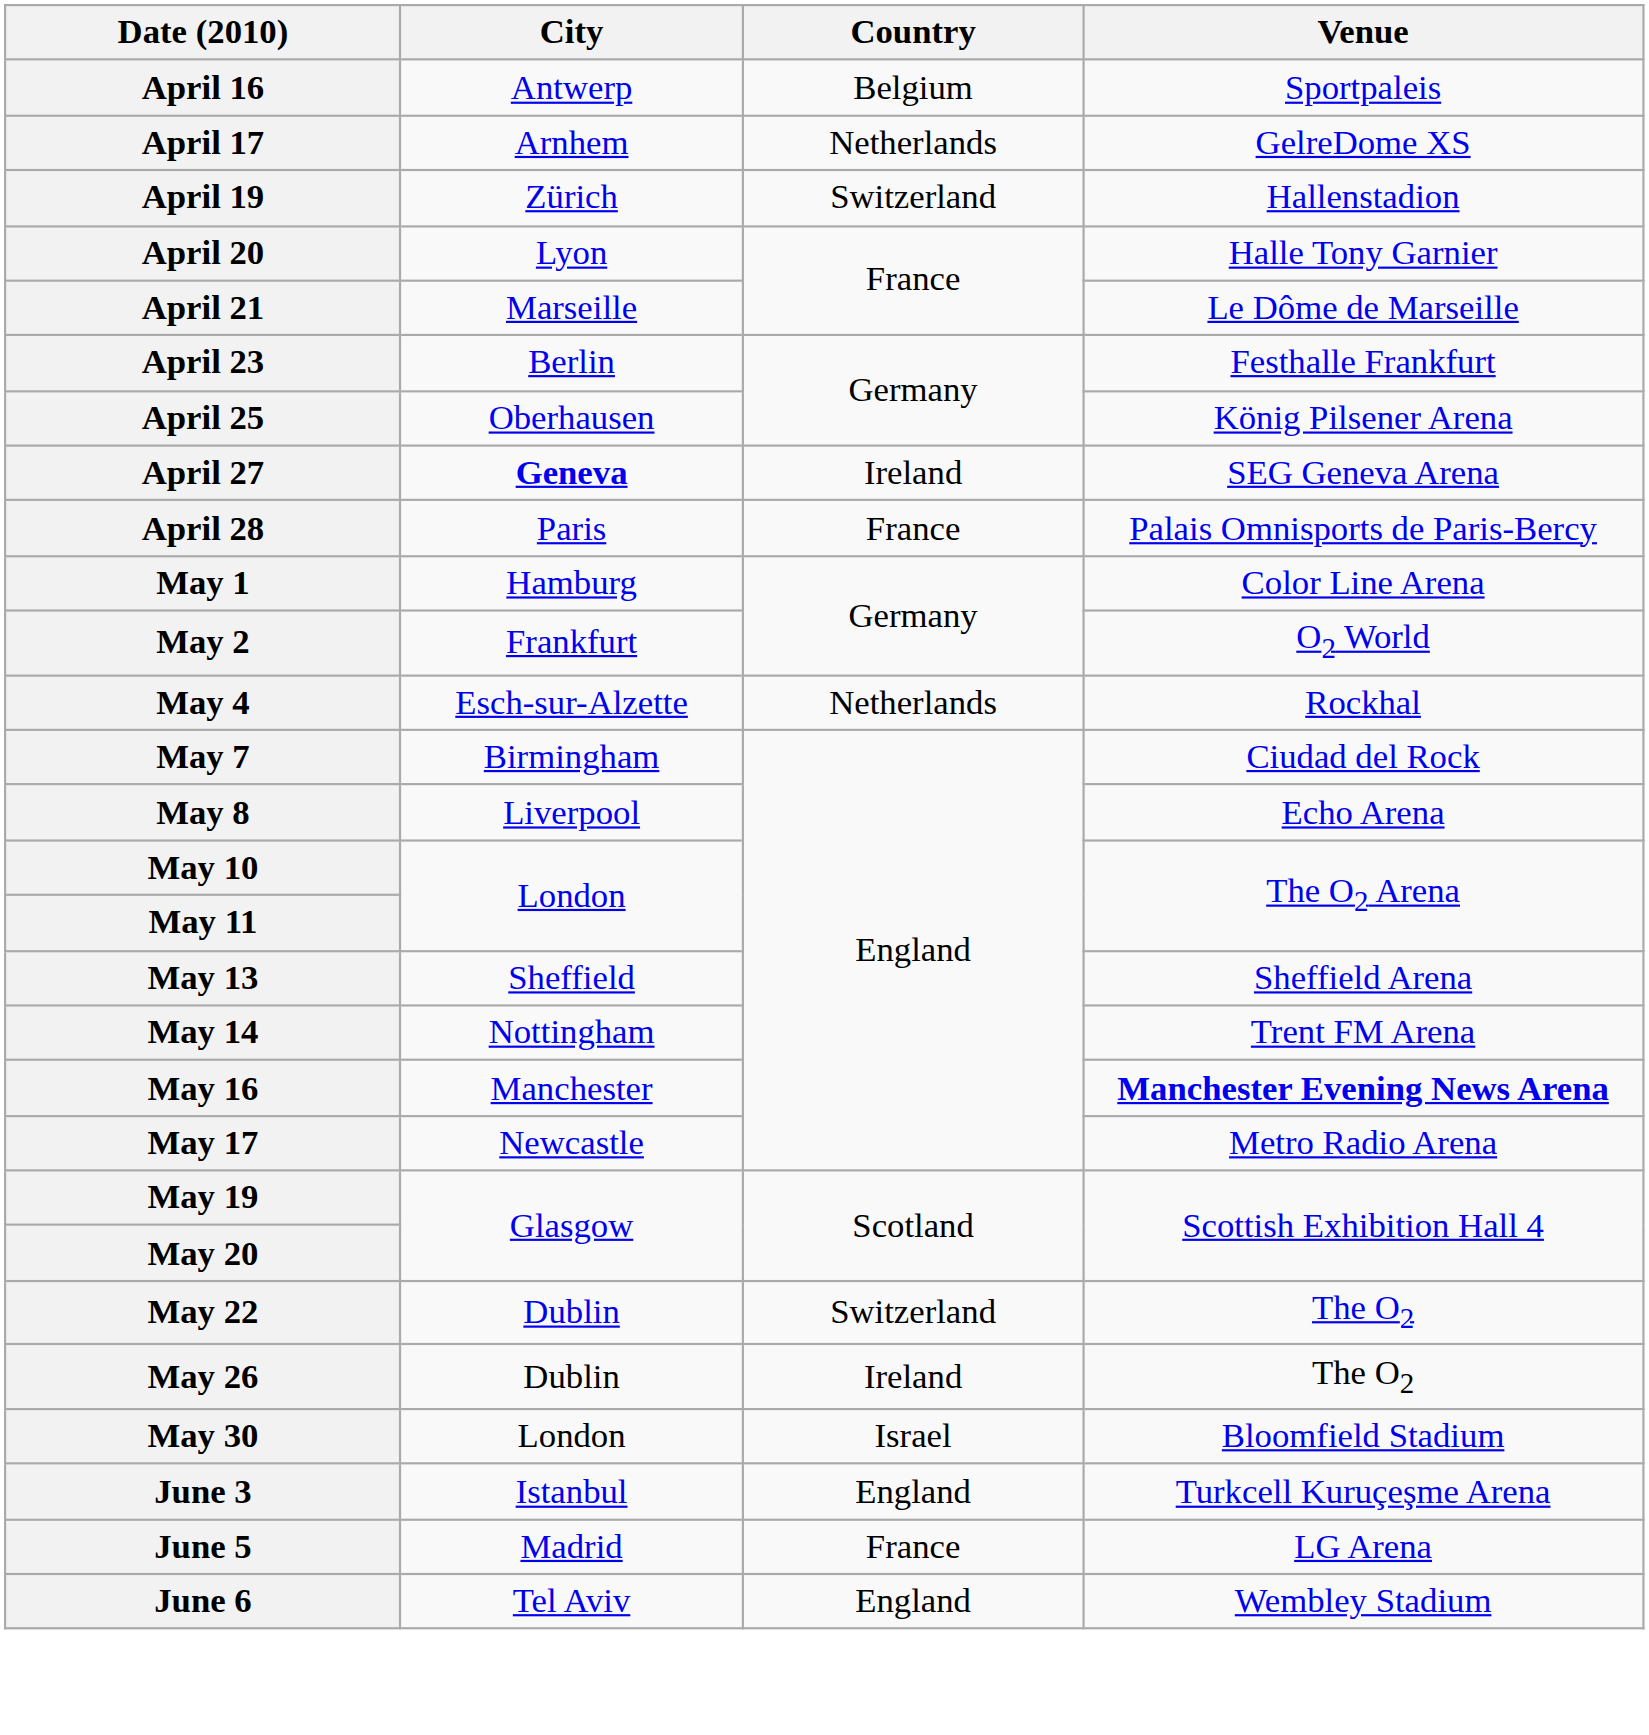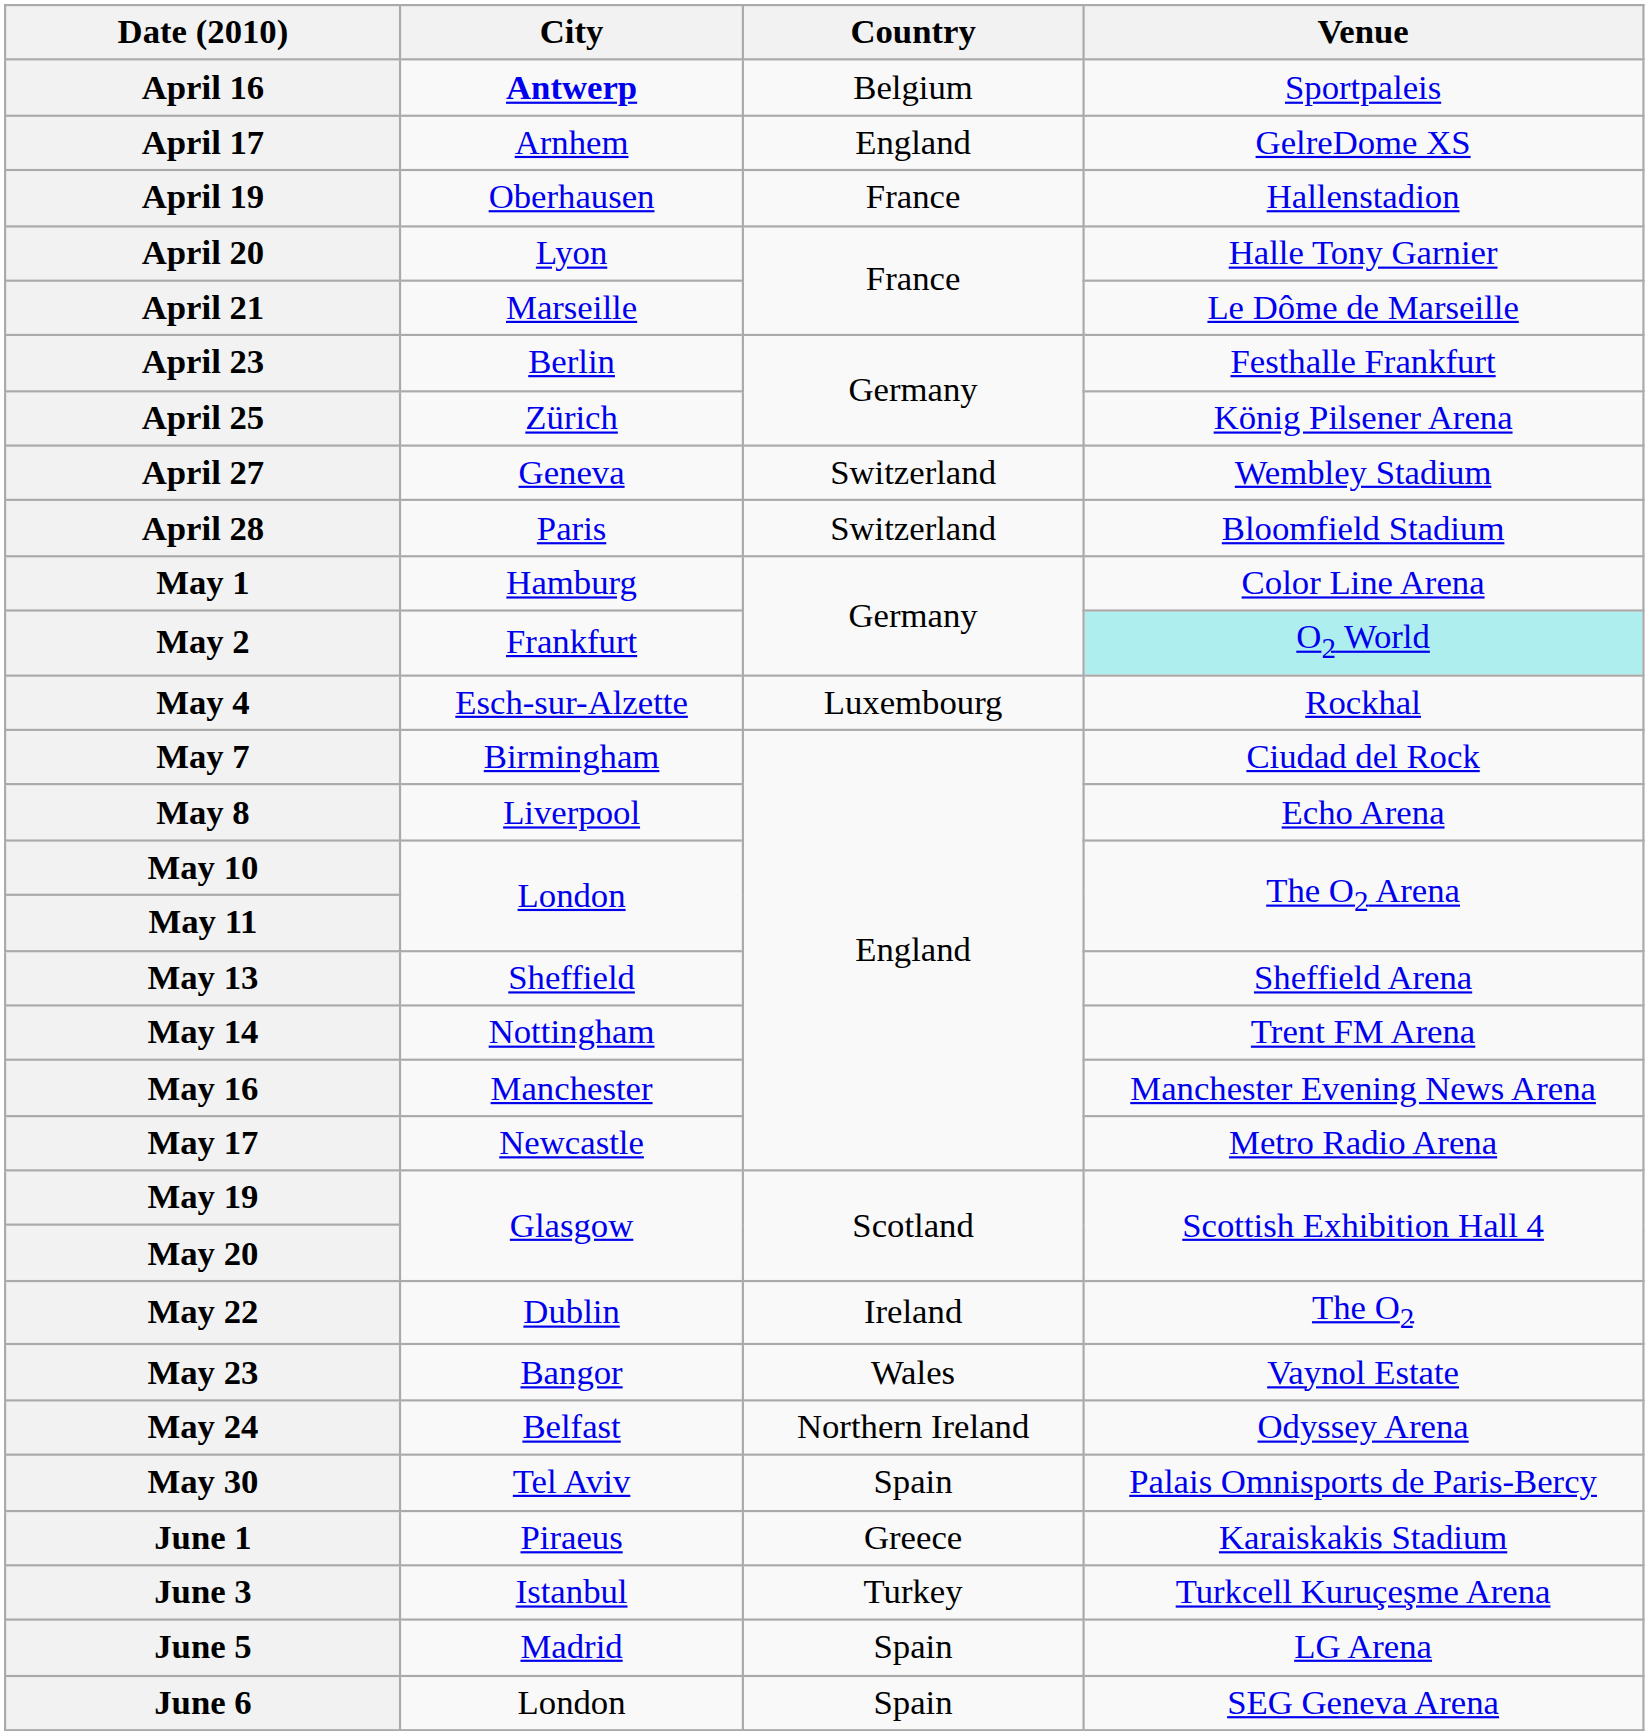(572, 87) normal -> (572, 87) bold
(913, 142) Netherlands -> (913, 142) England
(572, 197) Zürich -> (572, 197) Oberhausen
(913, 197) Switzerland -> (913, 197) France
(572, 417) Oberhausen -> (572, 417) Zürich
(572, 472) bold -> (572, 472) normal
(913, 472) Ireland -> (913, 472) Switzerland
(1363, 472) SEG Geneva Arena -> (1363, 472) Wembley Stadium
(913, 527) France -> (913, 527) Switzerland
(1363, 527) Palais Omnisports de Paris-Bercy -> (1363, 527) Bloomfield Stadium
(1363, 642) no background -> (1363, 642) paleturquoise background
(913, 701) Netherlands -> (913, 701) Luxembourg
(1363, 1087) bold -> (1363, 1087) normal
(913, 1312) Switzerland -> (913, 1312) Ireland
+ row: (203, 1371)
+ row: (203, 1426)
- row: (203, 1376)
(572, 1435) London -> (572, 1481) Tel Aviv
(913, 1435) Israel -> (913, 1481) Spain
(1363, 1435) Bloomfield Stadium -> (1363, 1481) Palais Omnisports de Paris-Bercy
+ row: (203, 1536)
(913, 1490) England -> (913, 1591) Turkey
(913, 1546) France -> (913, 1647) Spain
(572, 1601) Tel Aviv -> (572, 1702) London
(913, 1601) England -> (913, 1702) Spain
(1363, 1601) Wembley Stadium -> (1363, 1702) SEG Geneva Arena
